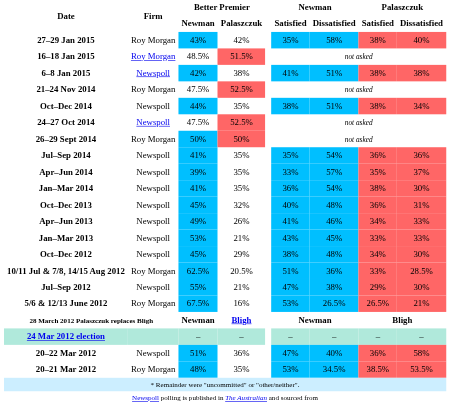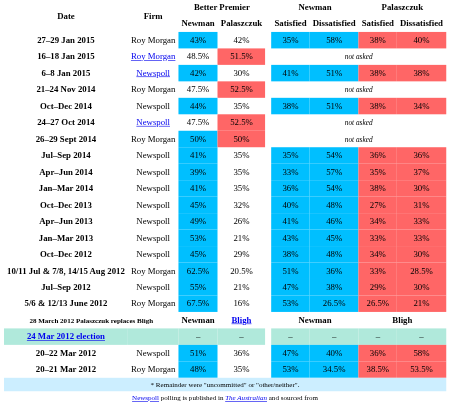(241, 73) 38% -> (241, 73) 30%
(378, 205) 36% -> (378, 205) 27%
